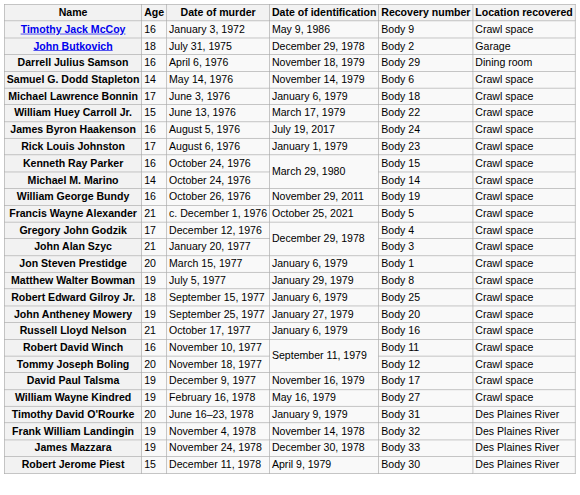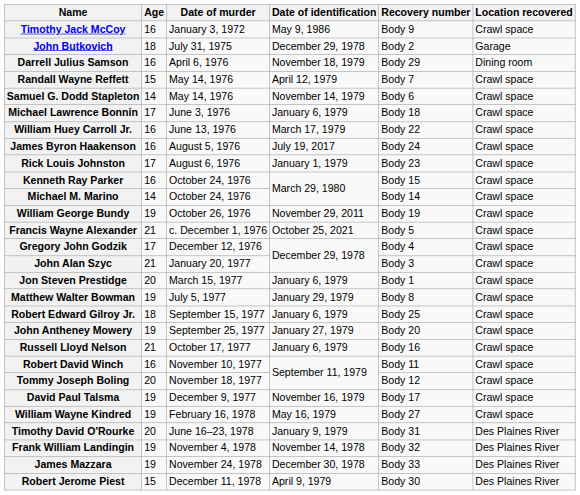+ row: (73, 79)
(150, 113) 15 -> (150, 130) 16
(150, 197) 16 -> (150, 213) 19
